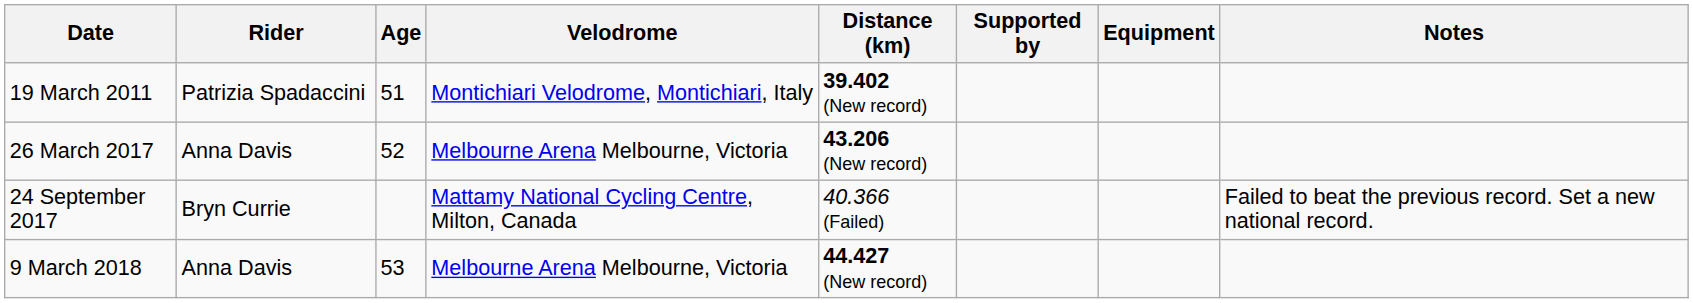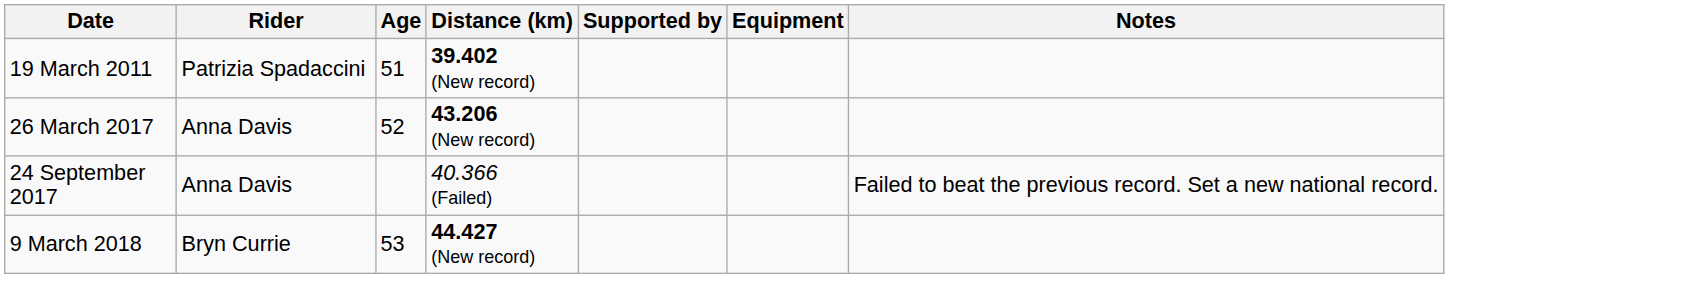- column: (622, 33)
(236, 209) Bryn Currie -> (237, 185) Anna Davis
(237, 268) Anna Davis -> (236, 243) Bryn Currie
